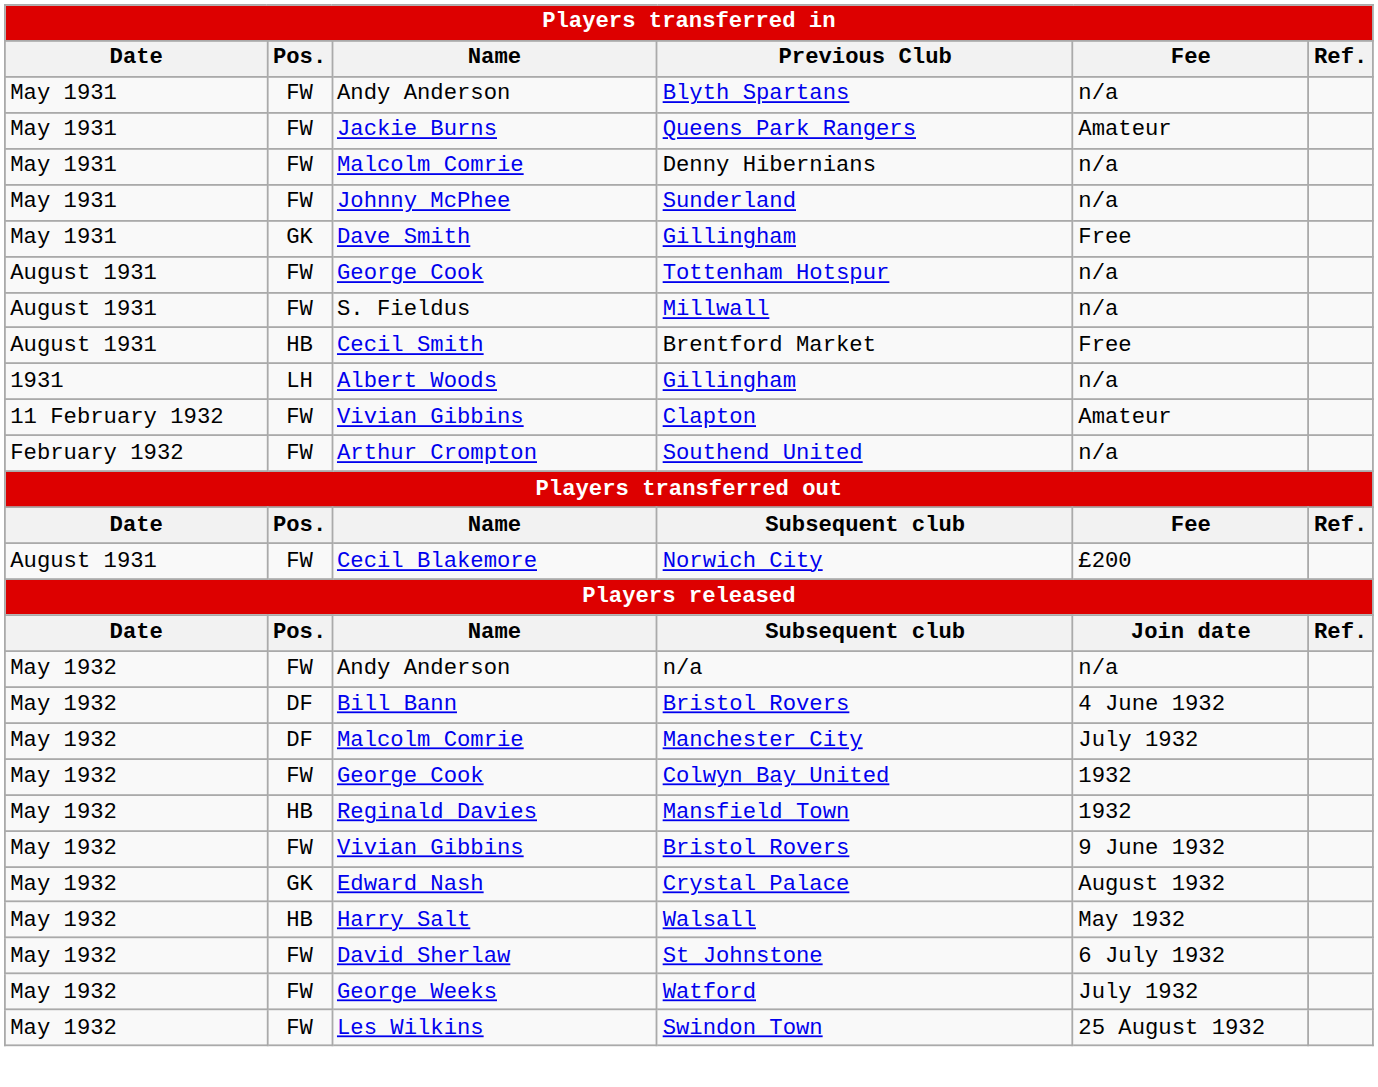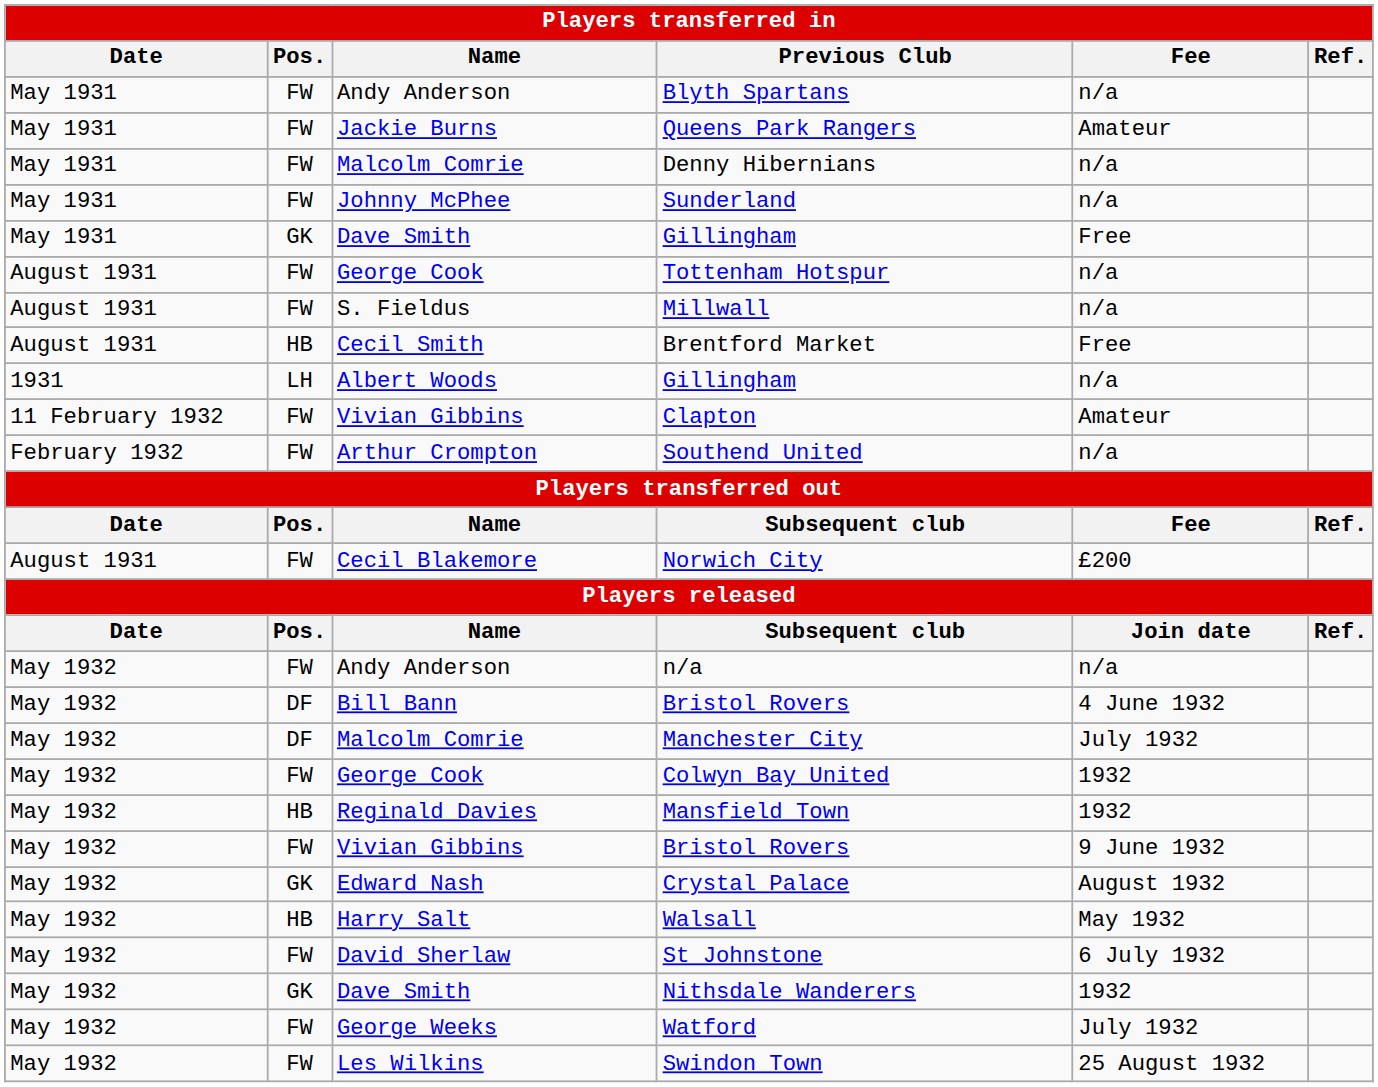+ row: (404, 992)
